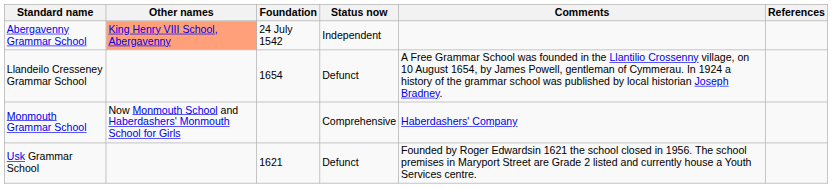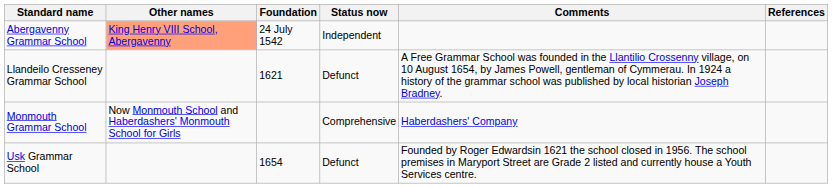(271, 76) 1654 -> (271, 76) 1621
(271, 163) 1621 -> (271, 163) 1654
